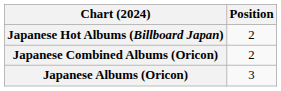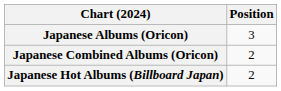rows swapped: (115, 75) <-> (115, 34)
